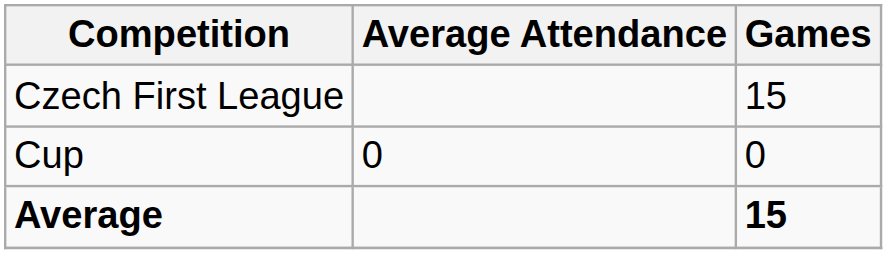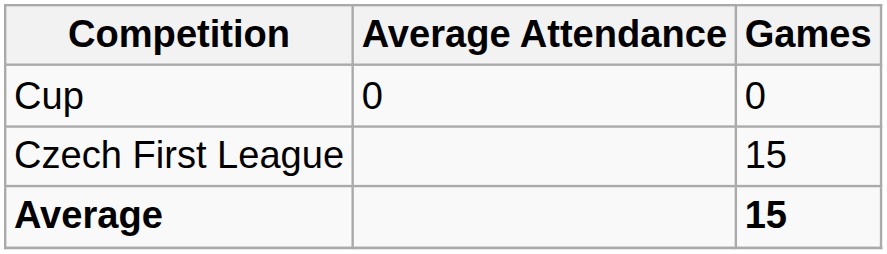rows swapped: (179, 95) <-> (49, 155)
